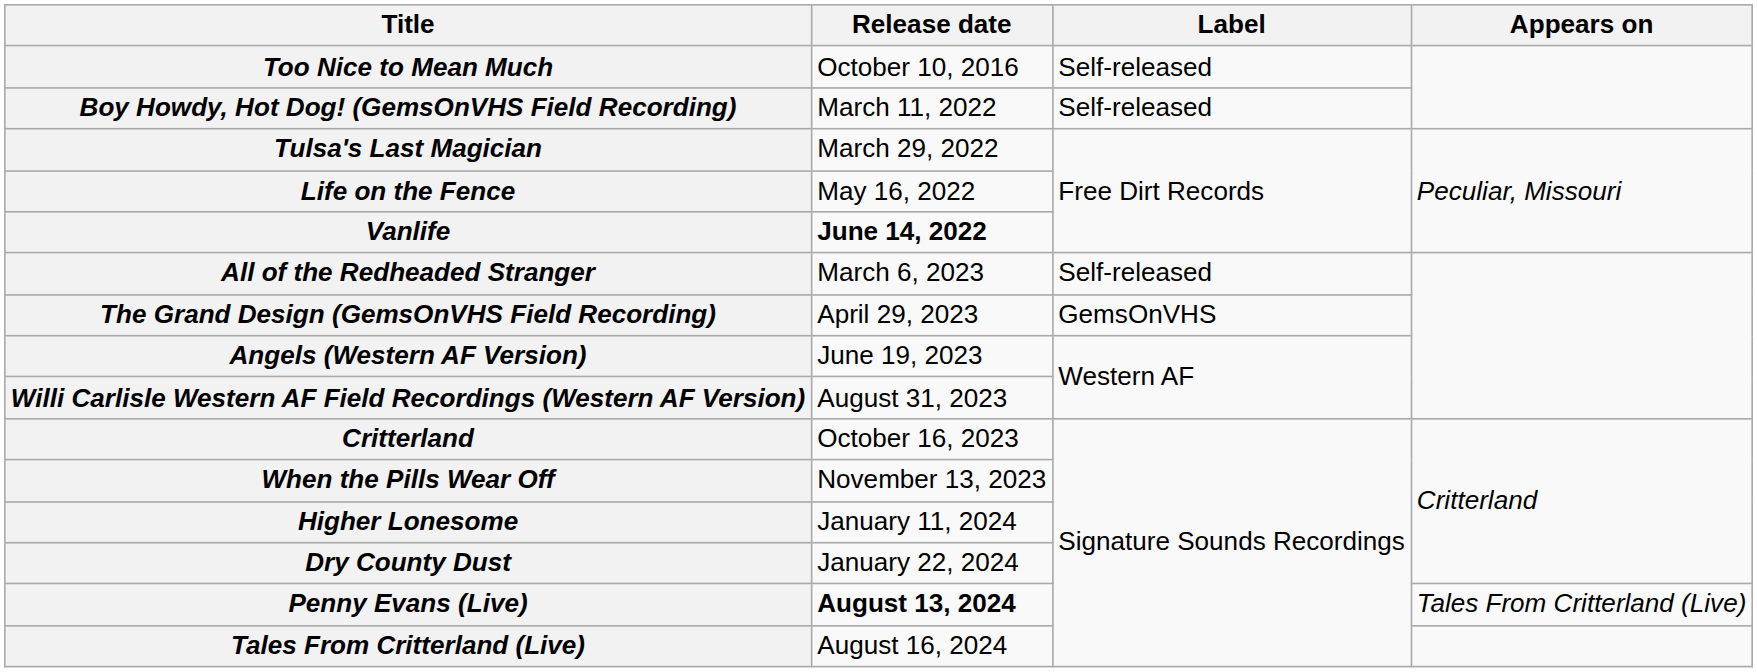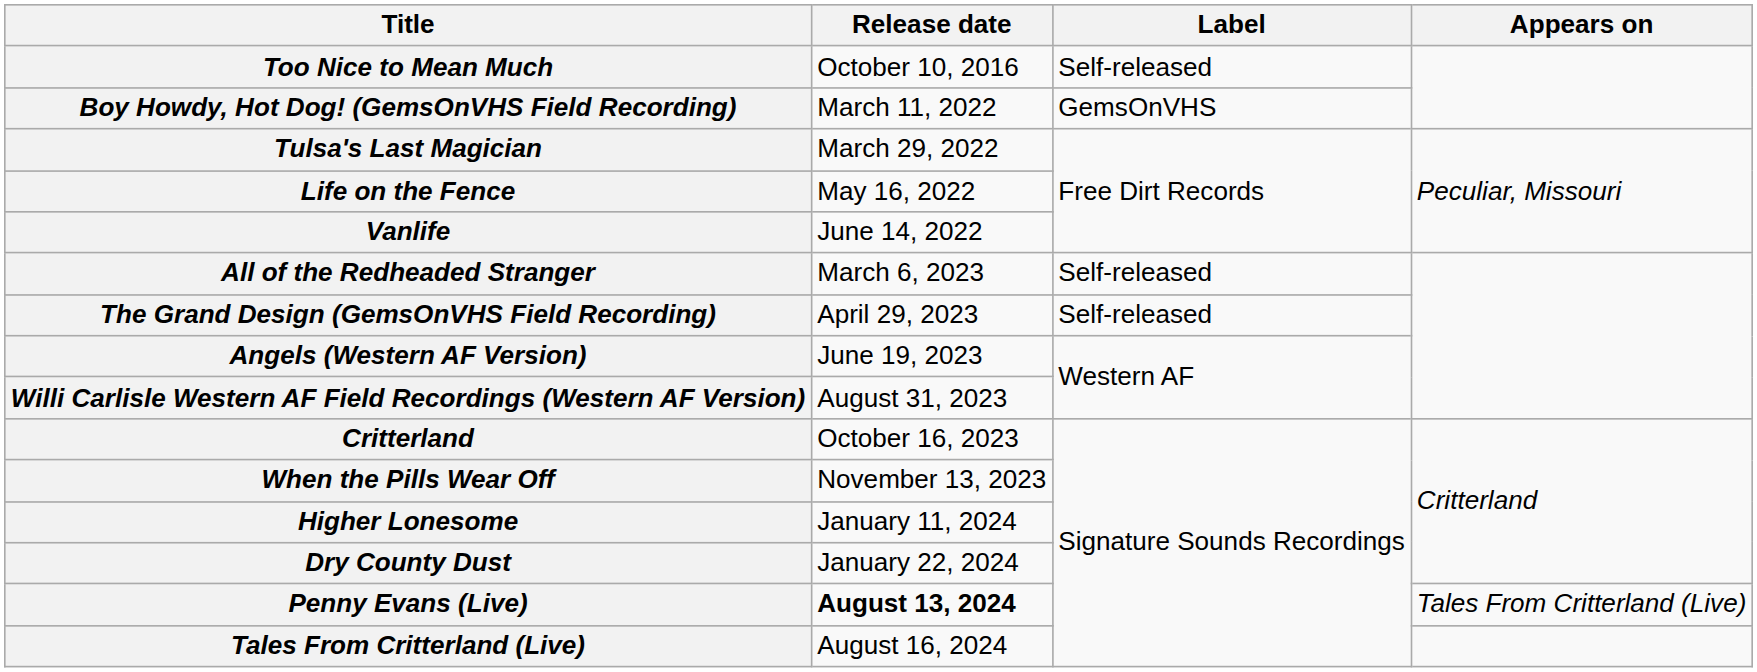(1135, 107) Self-released -> (1137, 107) GemsOnVHS
(902, 231) bold -> (900, 231) normal
(1137, 314) GemsOnVHS -> (1135, 314) Self-released
